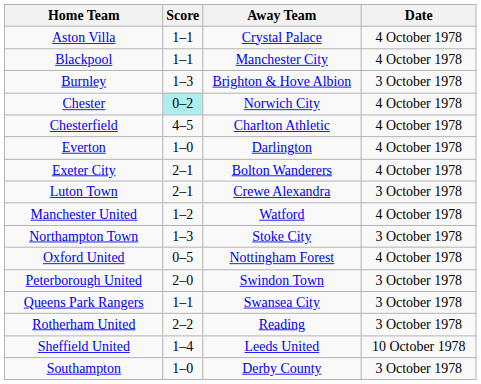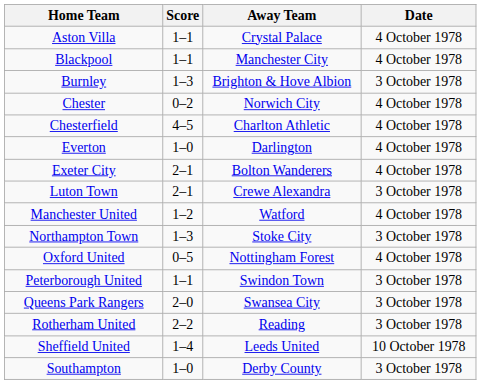(183, 103) paleturquoise background -> (183, 103) no background
(183, 280) 2–0 -> (183, 280) 1–1
(183, 302) 1–1 -> (183, 302) 2–0
